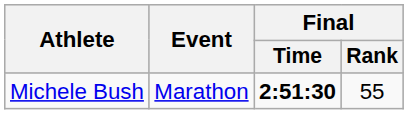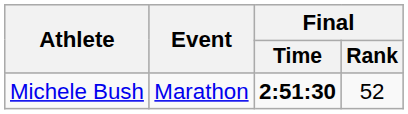(372, 91) 55 -> (372, 91) 52
